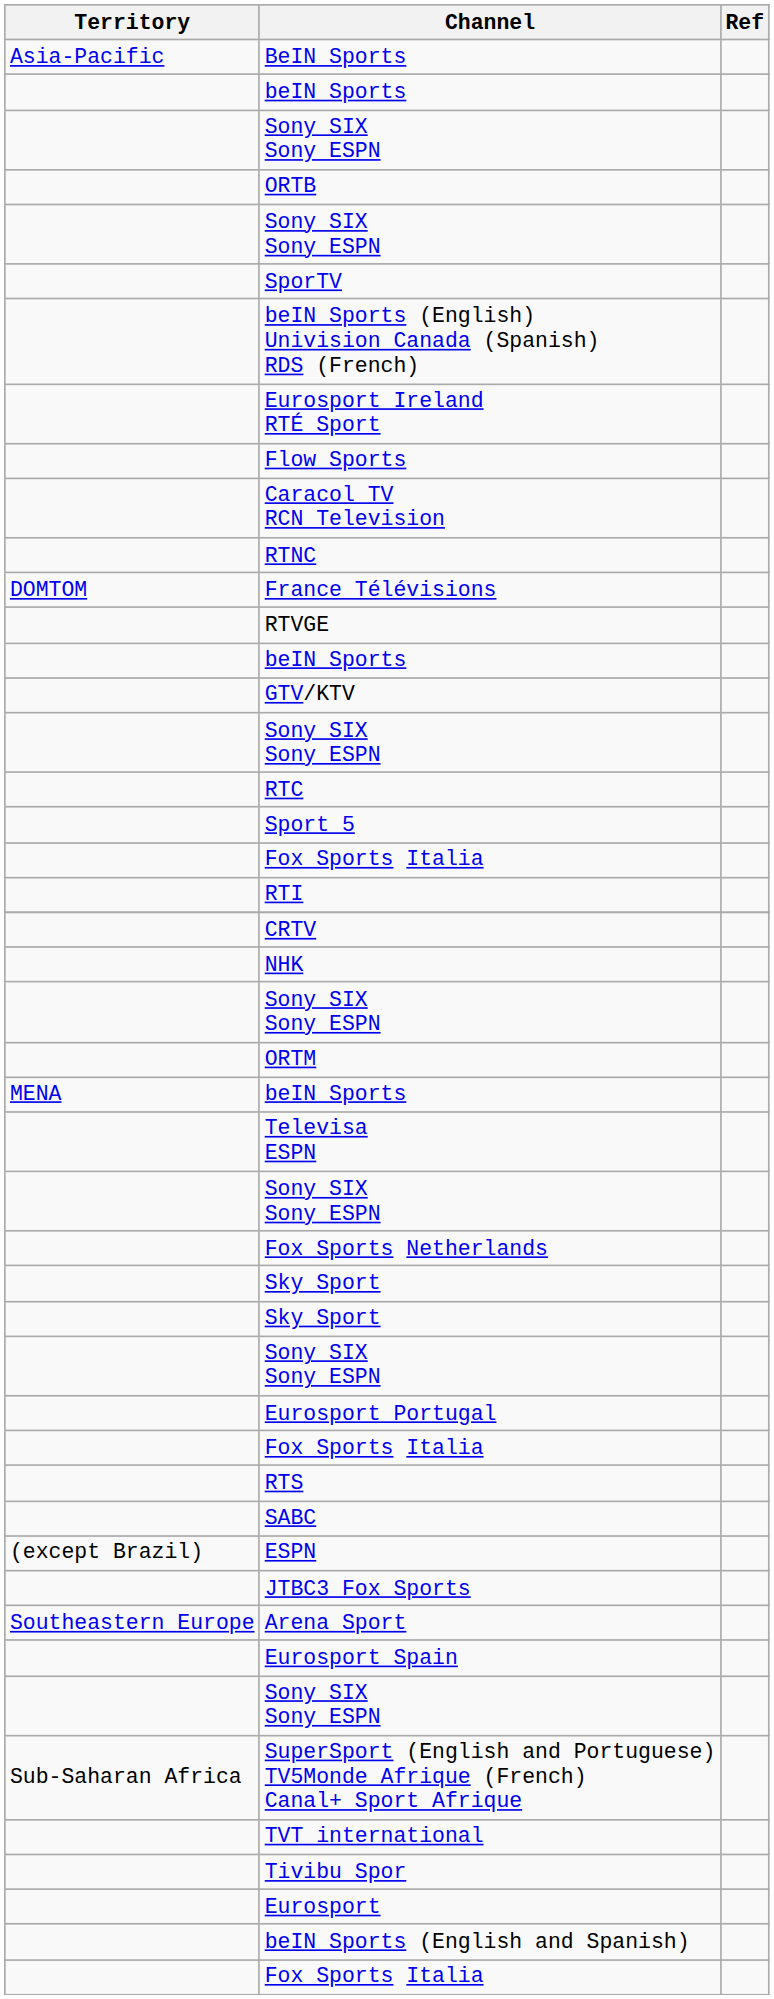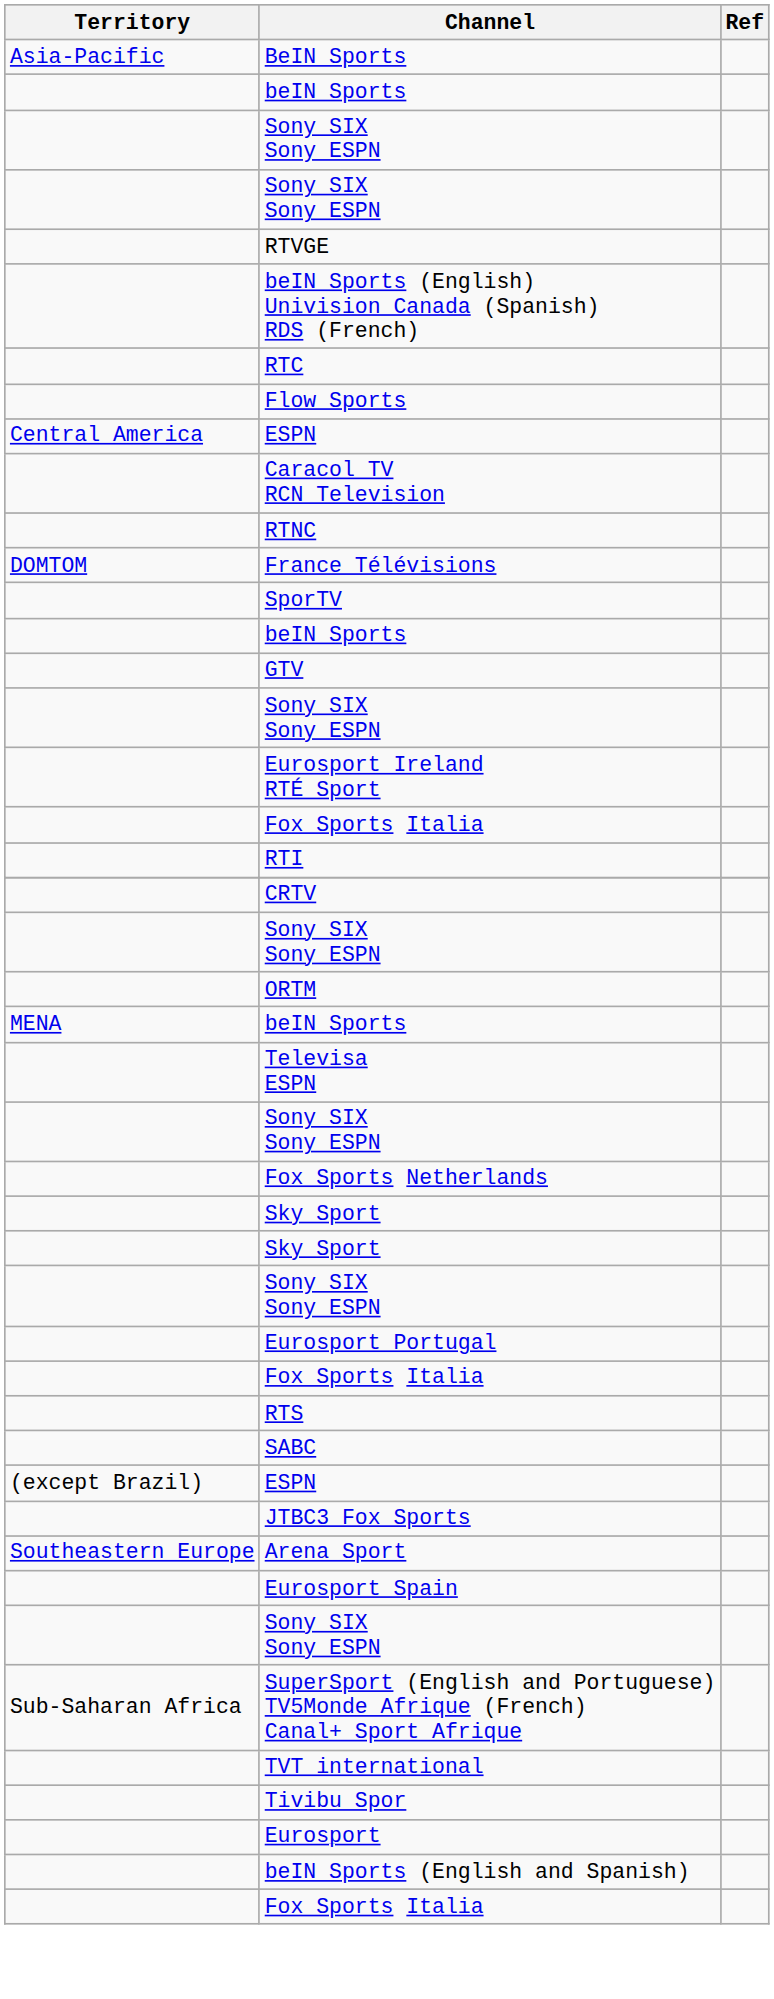- row: (132, 187)
rows swapped: (132, 282) <-> (132, 625)
rows swapped: (132, 790) <-> (132, 413)
+ row: (106, 436)
+ row: (132, 670)
- row: (132, 695)
- row: (132, 825)
- row: (132, 965)
